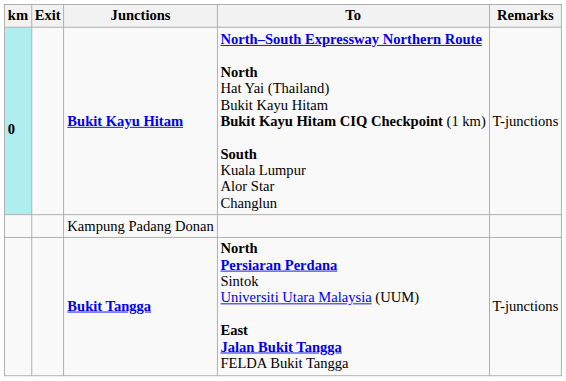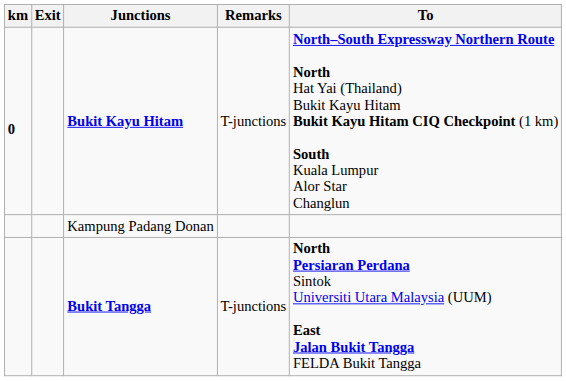columns swapped: (353, 16) <-> (525, 16)
(11, 129) paleturquoise background -> (11, 129) no background
